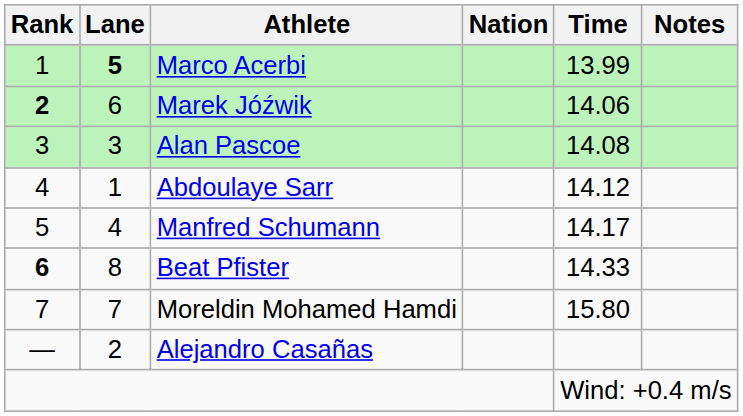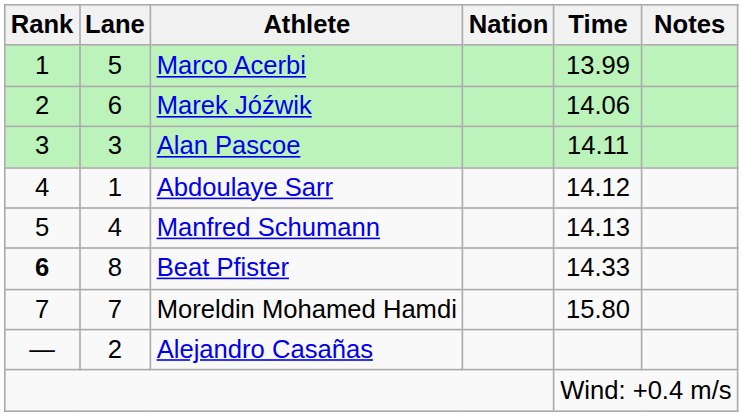(115, 65) bold -> (115, 65) normal
(42, 106) bold -> (42, 106) normal
(598, 146) 14.08 -> (598, 146) 14.11
(598, 227) 14.17 -> (598, 227) 14.13
